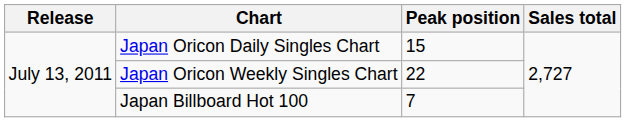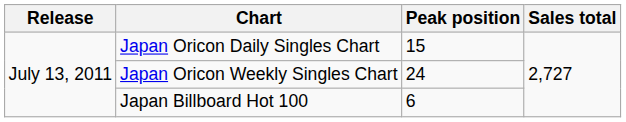(416, 74) 22 -> (416, 74) 24
(411, 102) 7 -> (411, 102) 6
